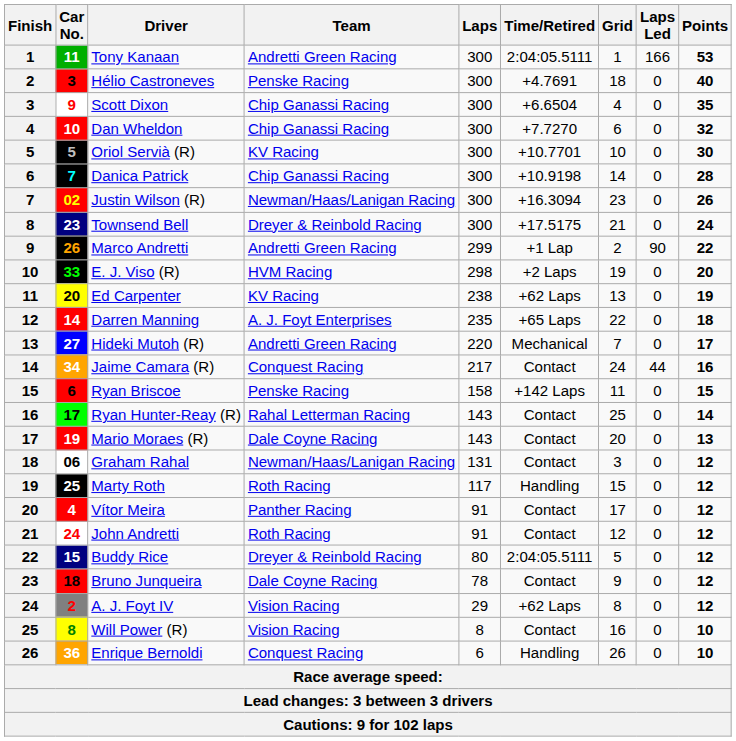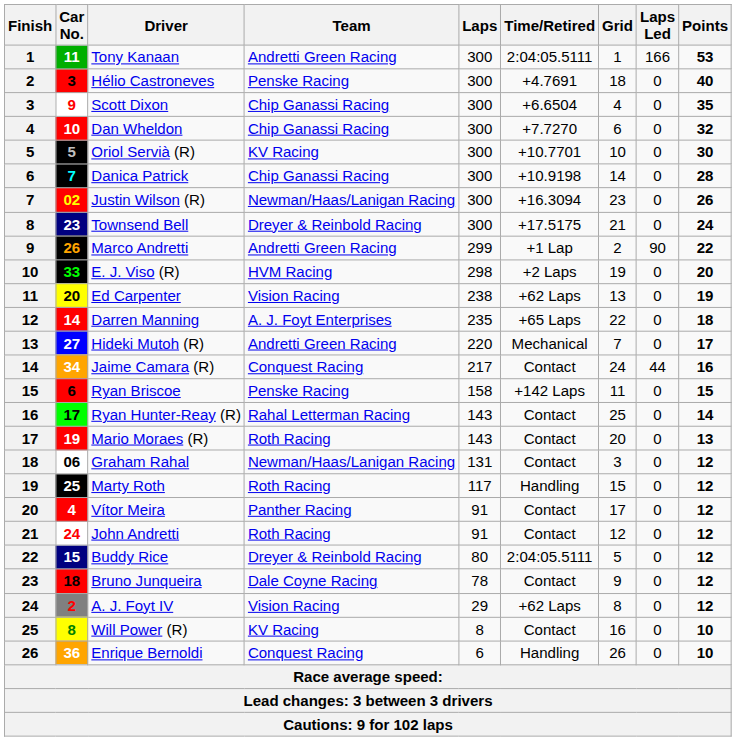(283, 295) KV Racing -> (294, 295) Vision Racing
(313, 438) Dale Coyne Racing -> (289, 438) Roth Racing
(294, 629) Vision Racing -> (283, 629) KV Racing
